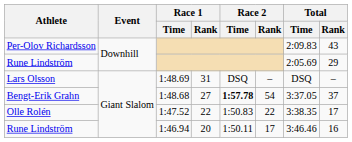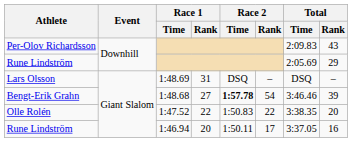(301, 96) 3:37.05 -> (301, 96) 3:46.46
(333, 96) 37 -> (333, 96) 39
(333, 112) 17 -> (333, 112) 20
(301, 129) 3:46.46 -> (301, 129) 3:37.05
